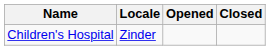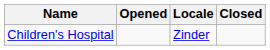columns swapped: (140, 14) <-> (190, 14)
